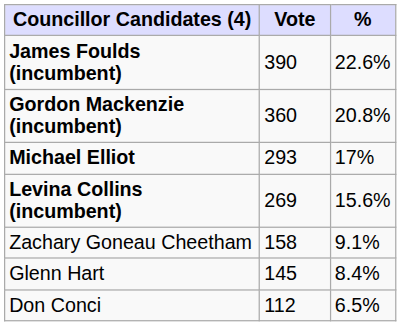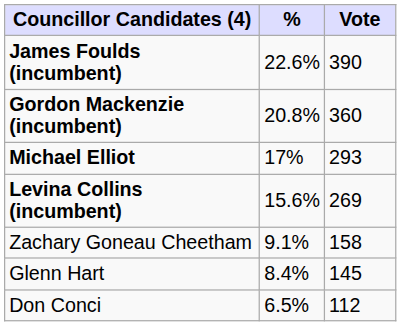columns swapped: (295, 20) <-> (363, 20)
